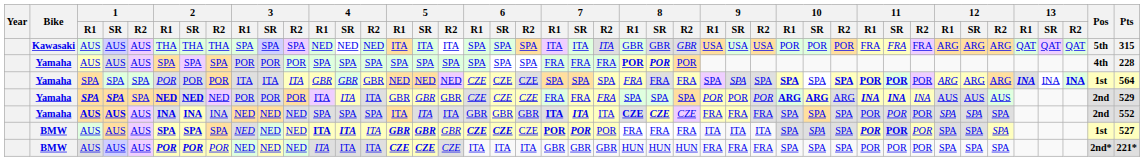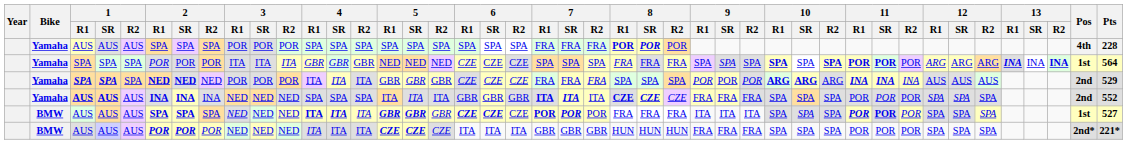- row: (54, 47)
